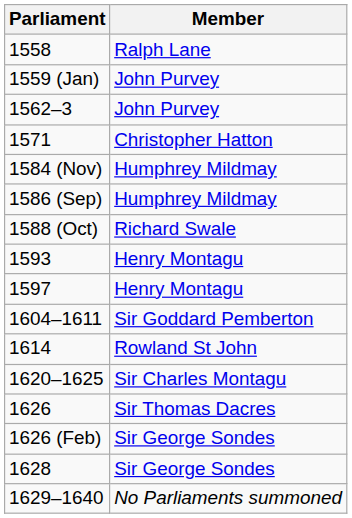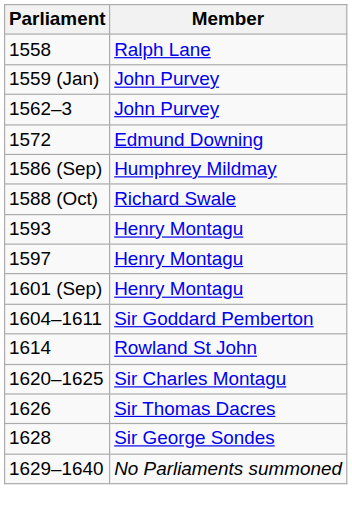- row: (30, 139)
+ row: (30, 139)
- row: (56, 169)
+ row: (56, 288)
- row: (55, 438)
